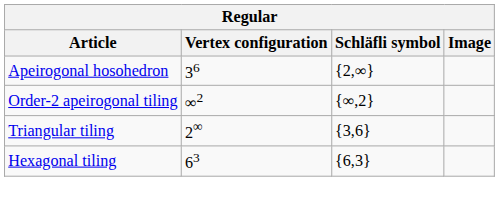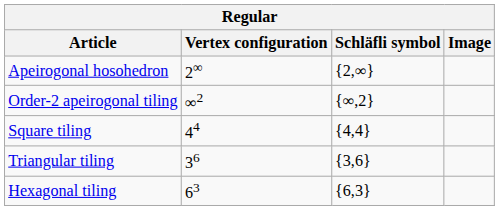(192, 70) 36 -> (194, 70) 2∞
+ row: (50, 130)
(194, 130) 2∞ -> (192, 160) 36
